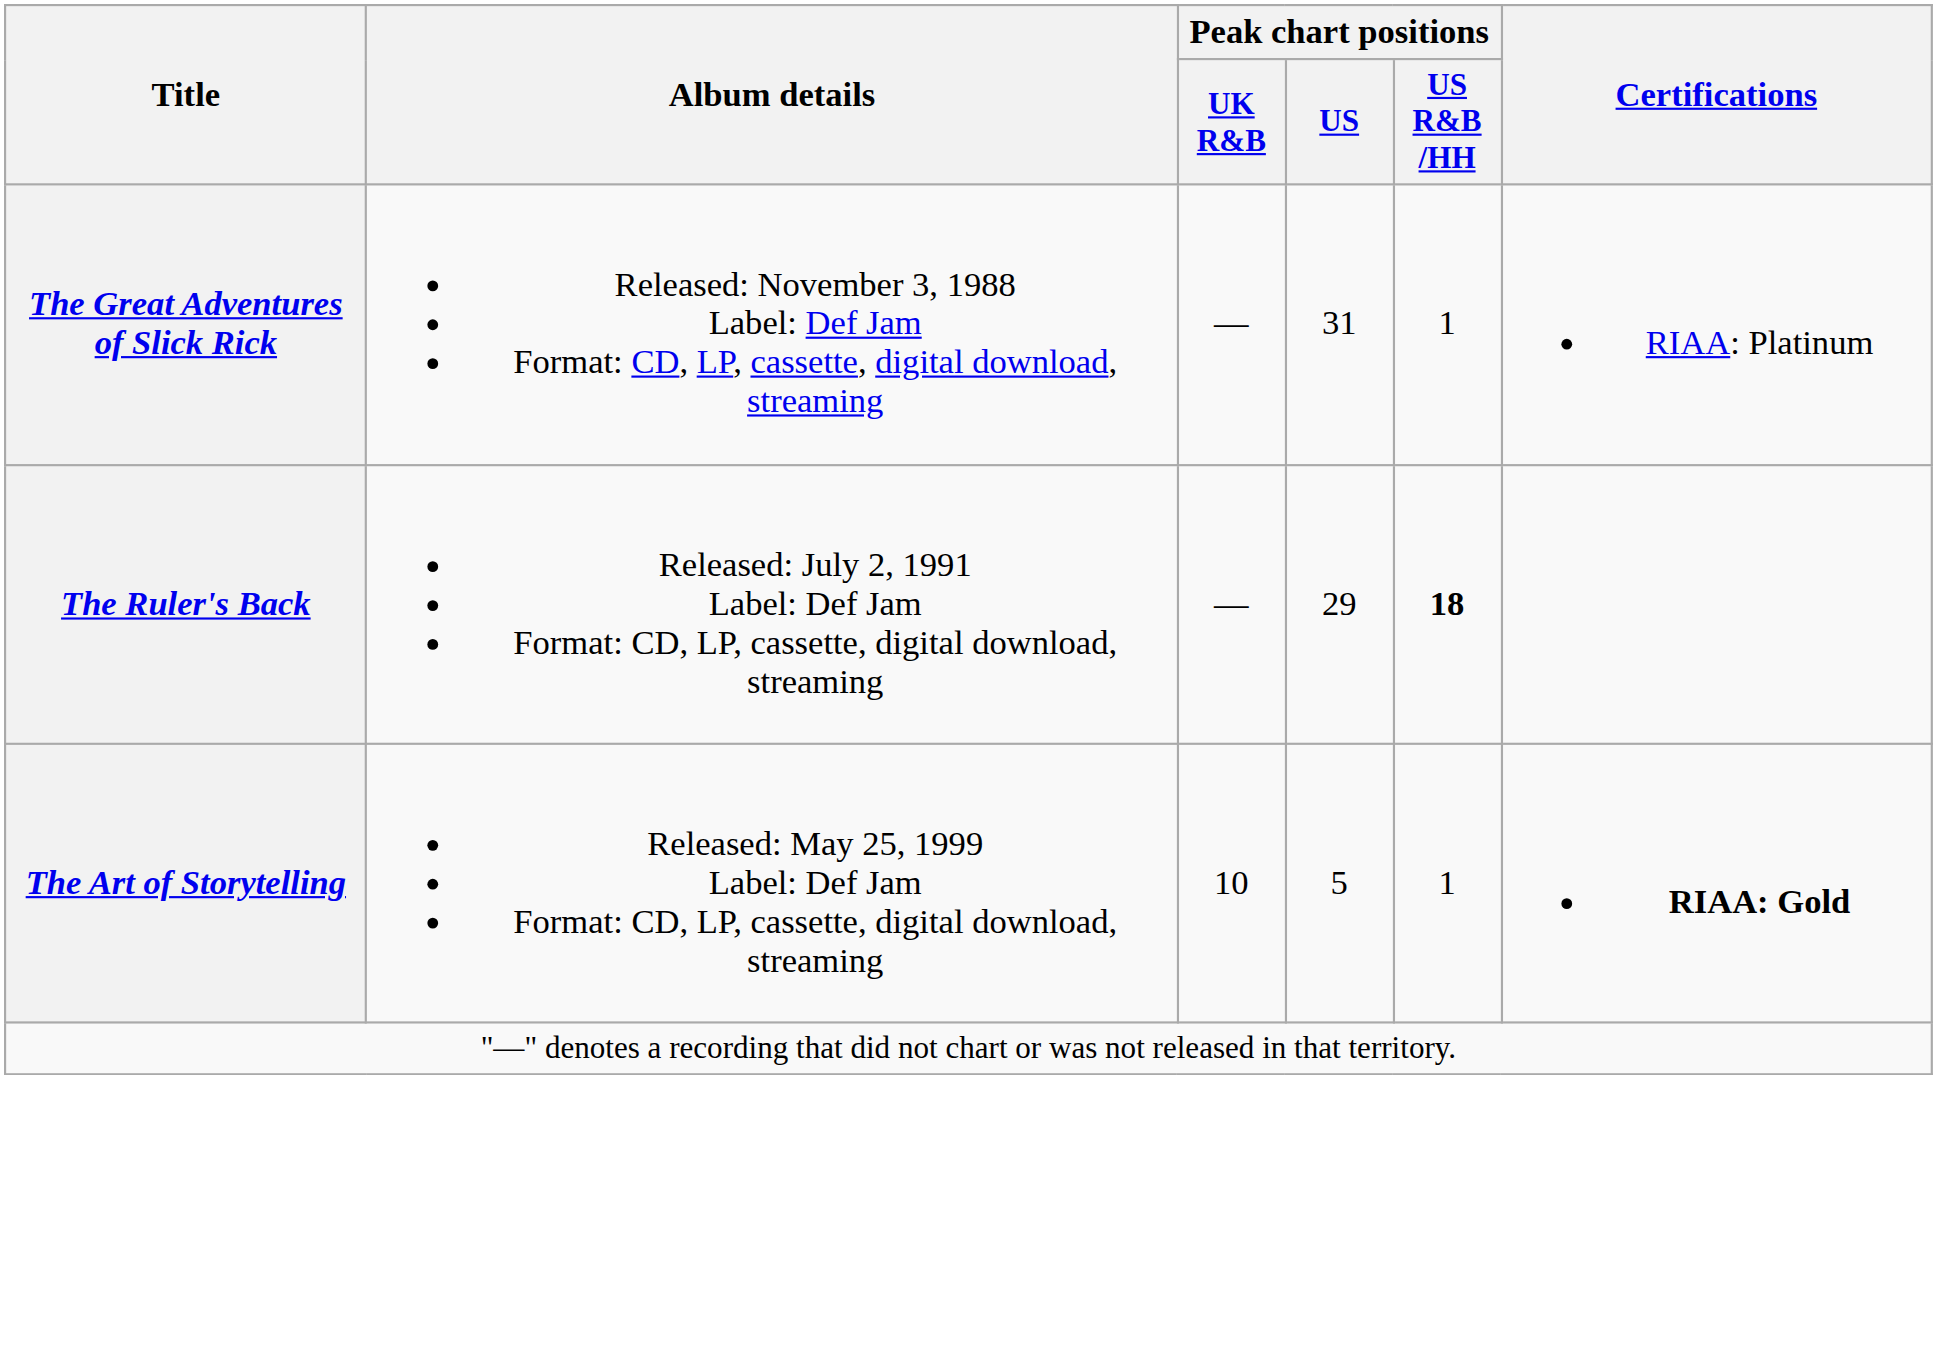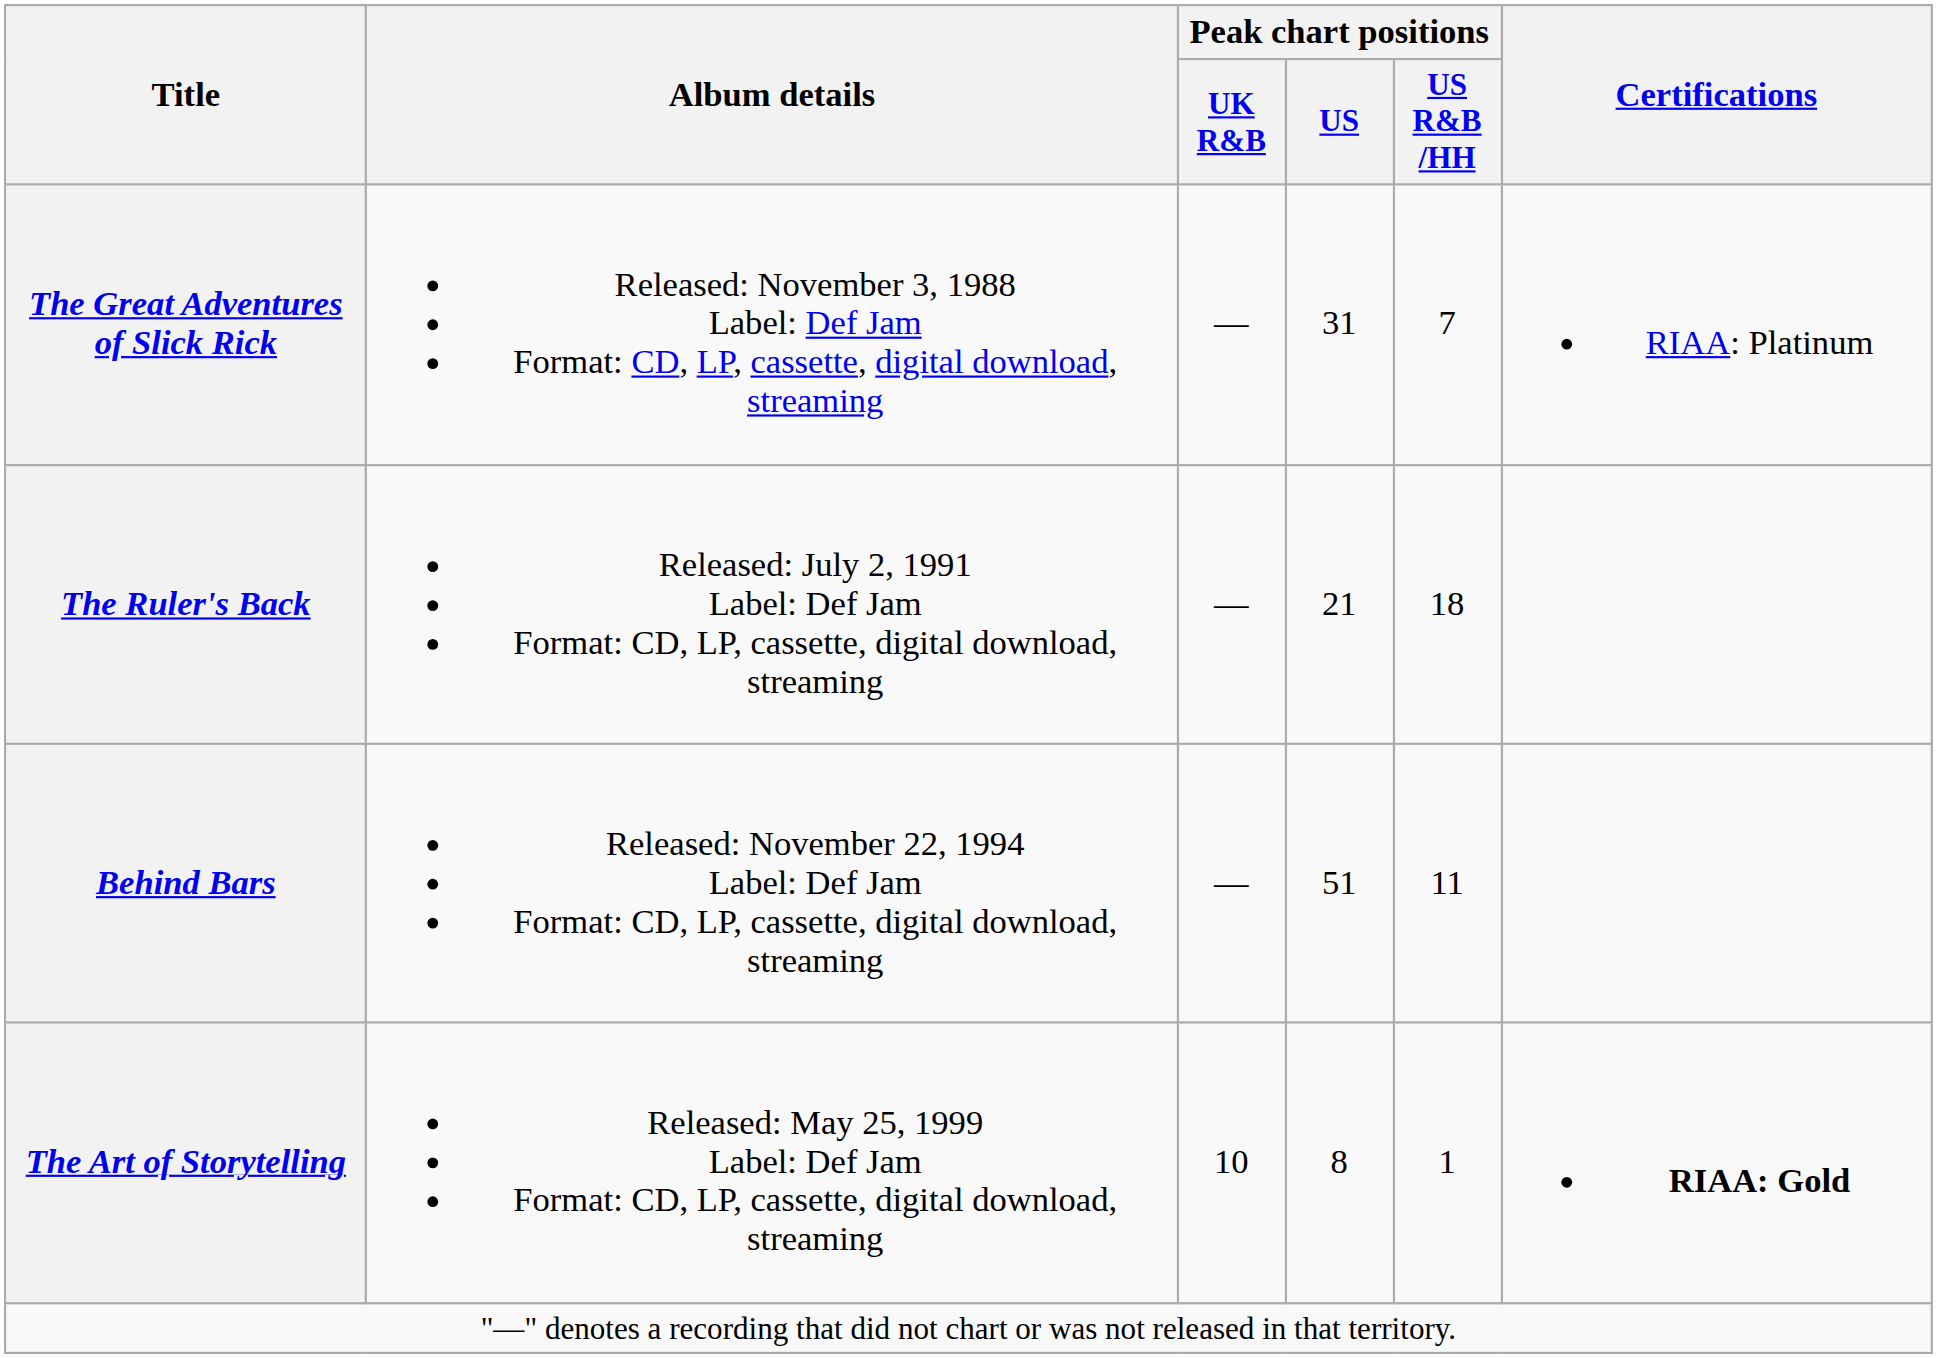(1447, 323) 1 -> (1447, 323) 7
(1339, 603) 29 -> (1339, 603) 21
(1447, 603) bold -> (1447, 603) normal
+ row: (186, 882)
(1339, 882) 5 -> (1339, 1162) 8
